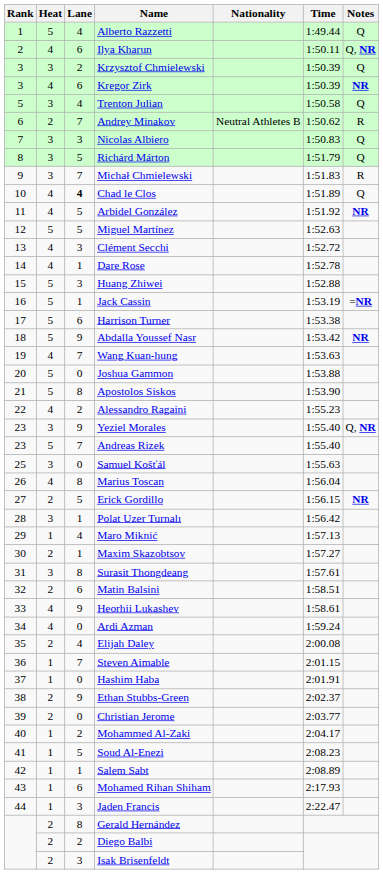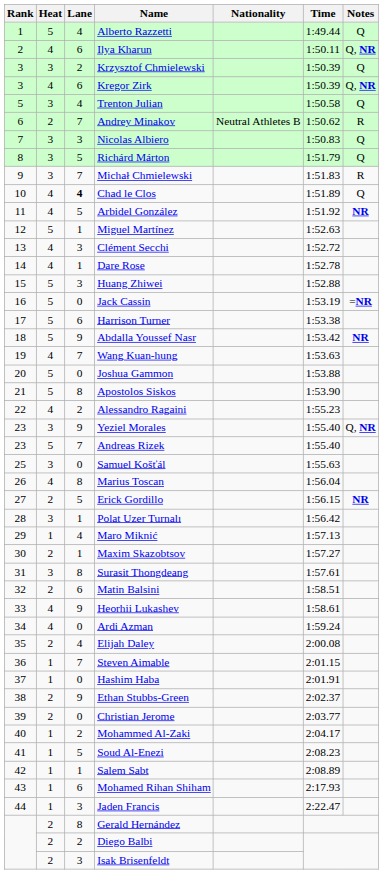(361, 85) NR -> (361, 85) Q, NR
(80, 229) 5 -> (80, 229) 1
(80, 301) 1 -> (80, 301) 0
